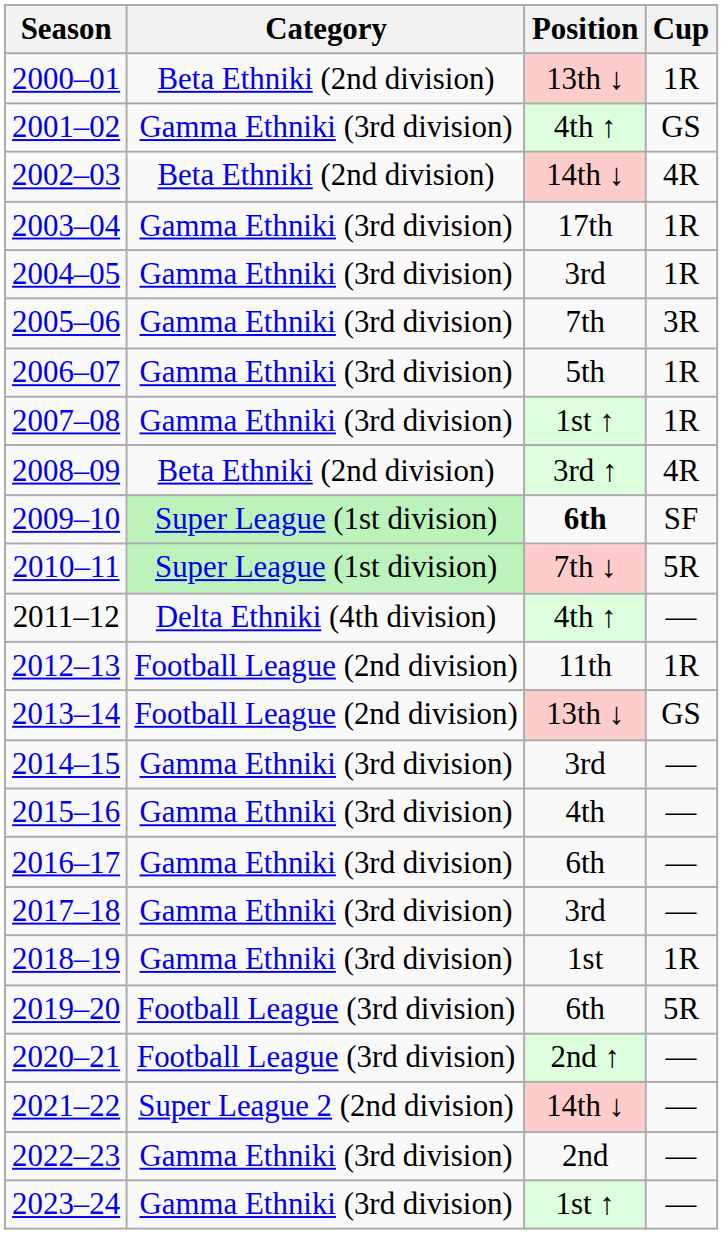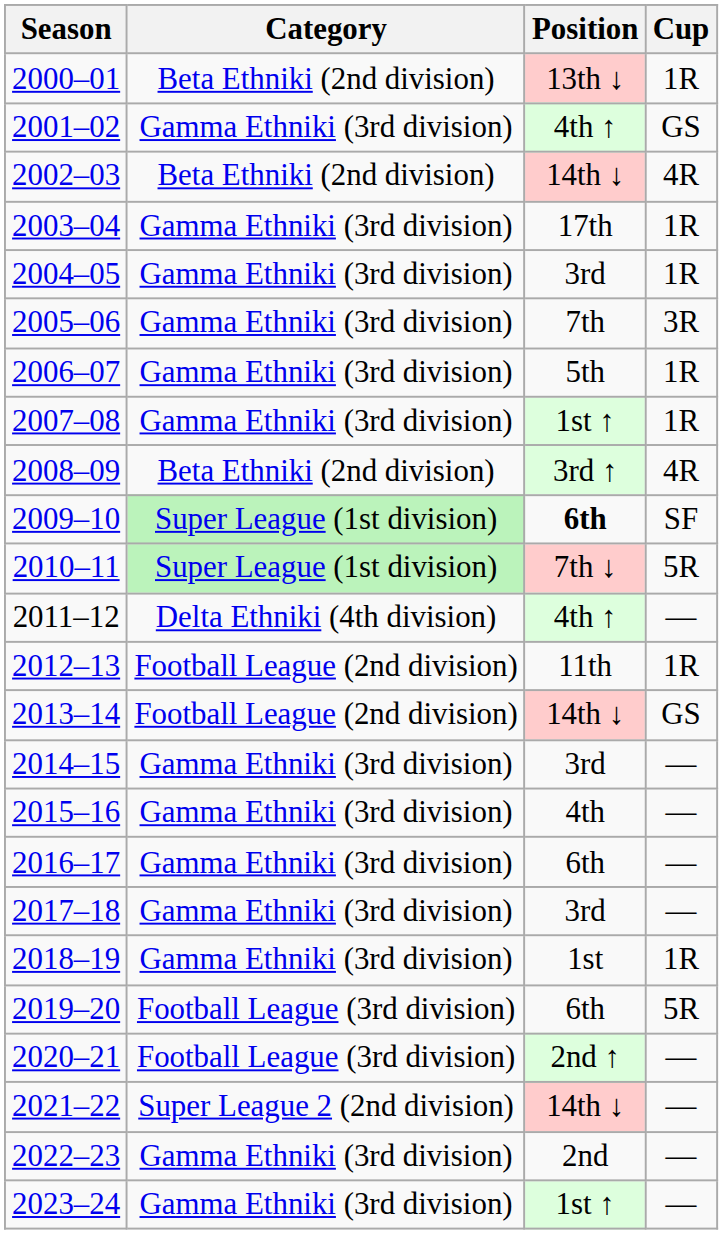(585, 714) 13th ↓ -> (585, 714) 14th ↓
